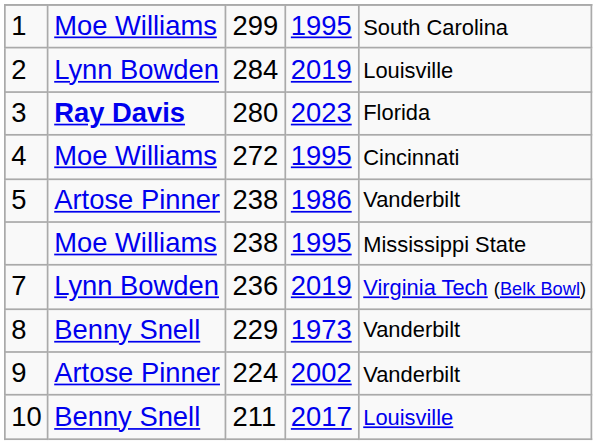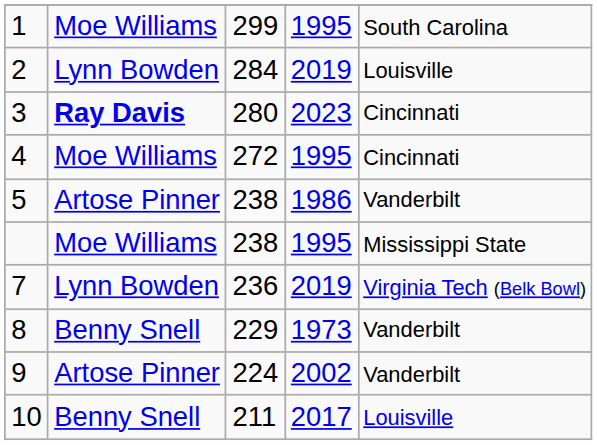(397, 113) Florida -> (411, 113) Cincinnati
